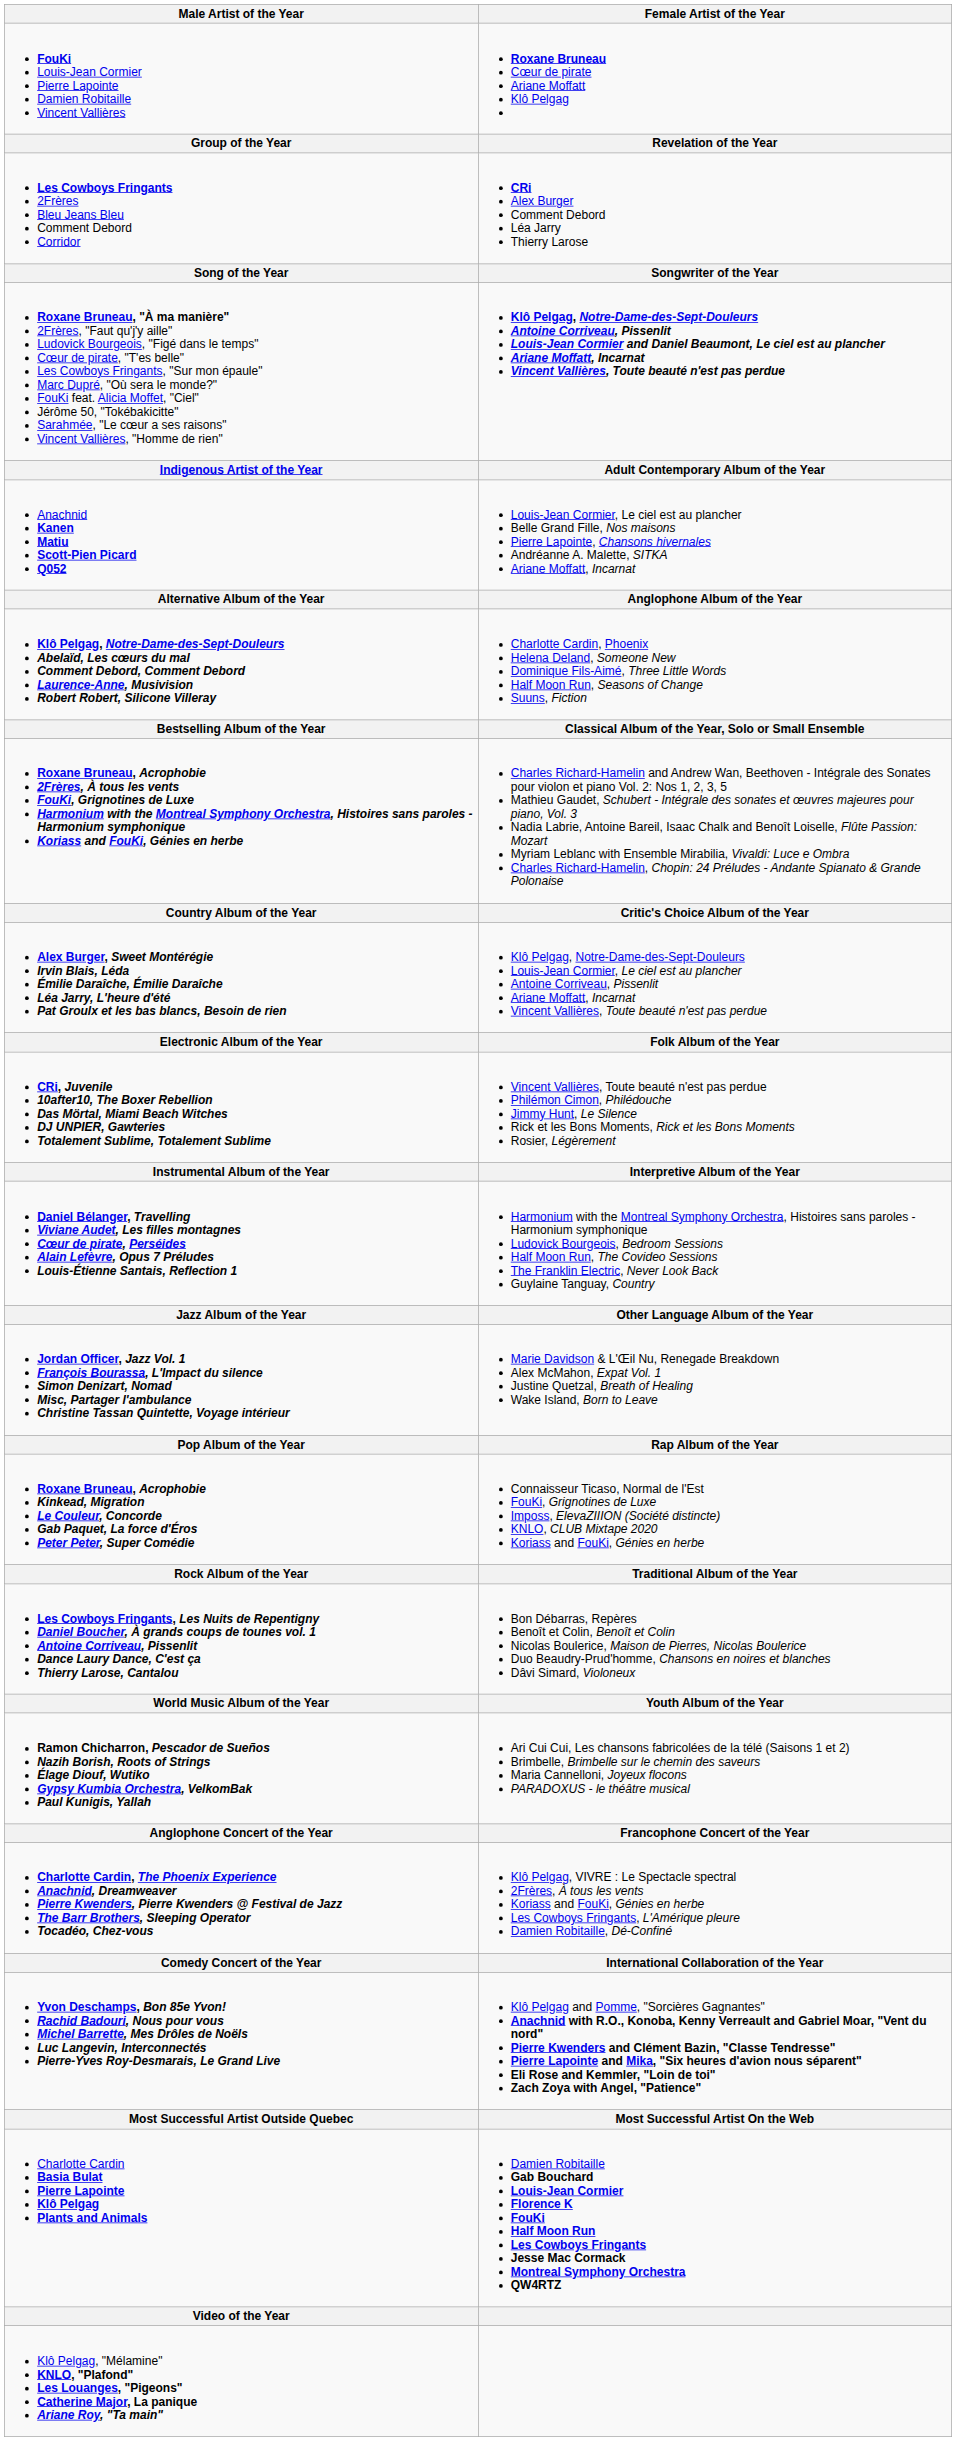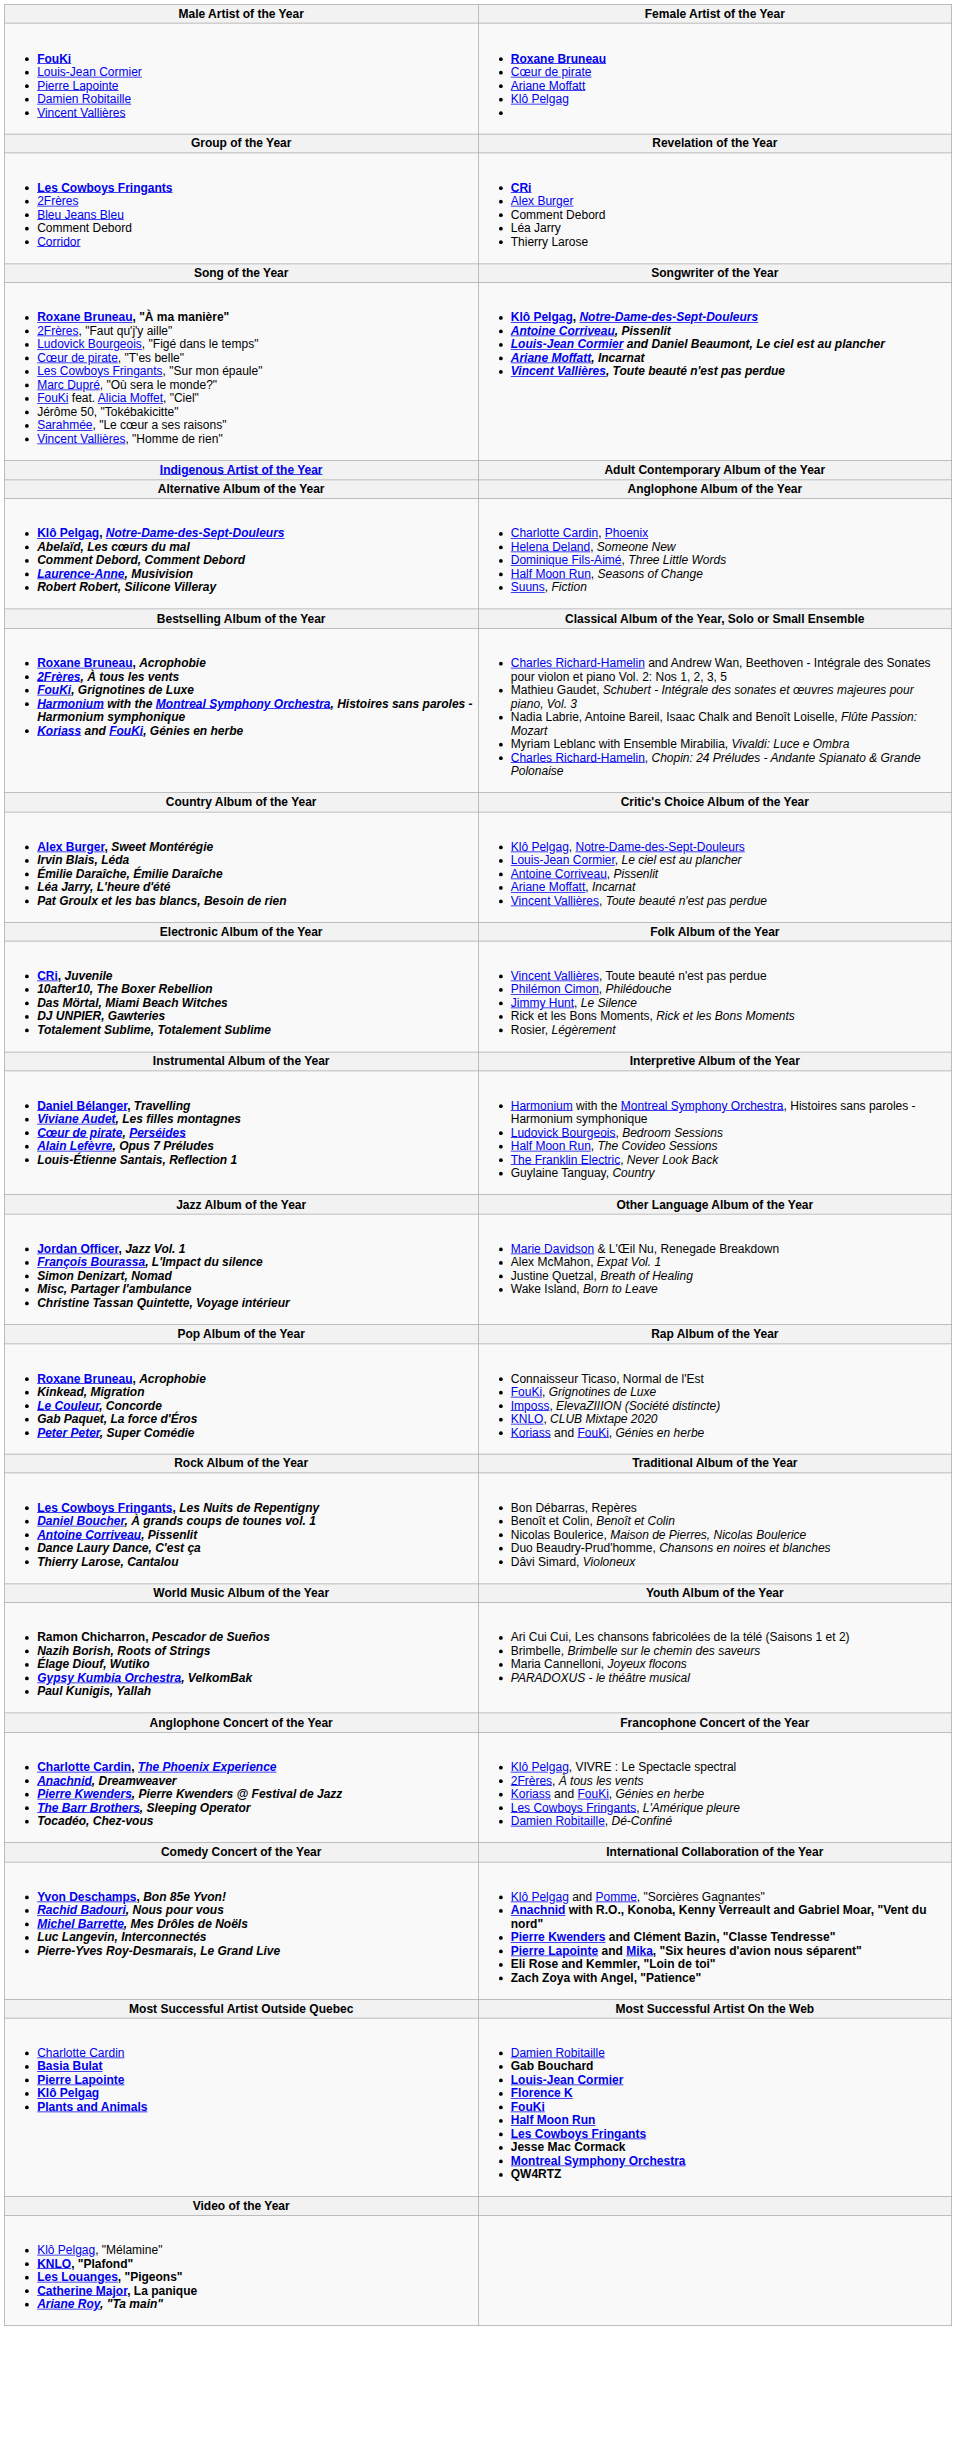- row: (241, 542)
